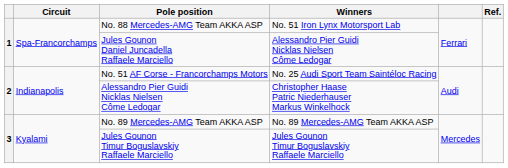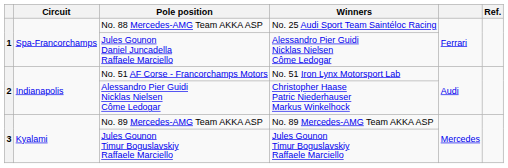(336, 25) No. 51 Iron Lynx Motorsport Lab -> (354, 25) No. 25 Audi Sport Team Saintéloc Racing
(354, 73) No. 25 Audi Sport Team Saintéloc Racing -> (336, 73) No. 51 Iron Lynx Motorsport Lab
